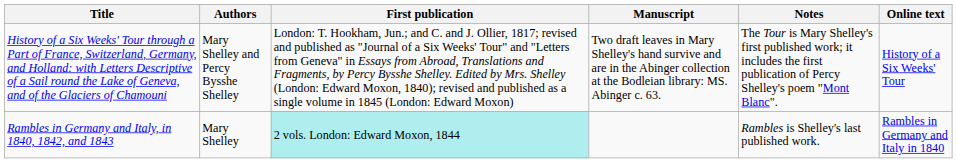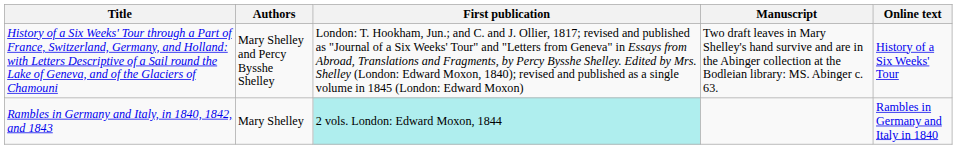- column: (809, 14)
